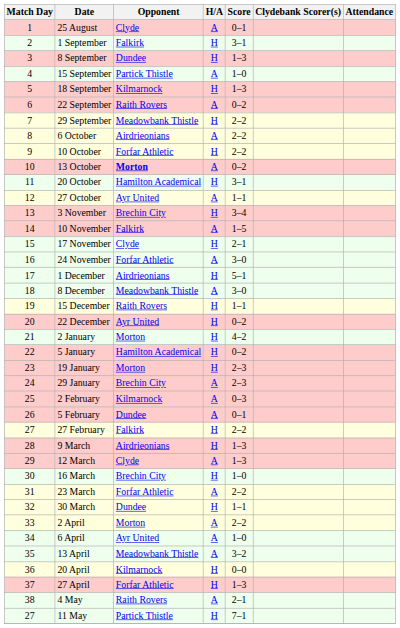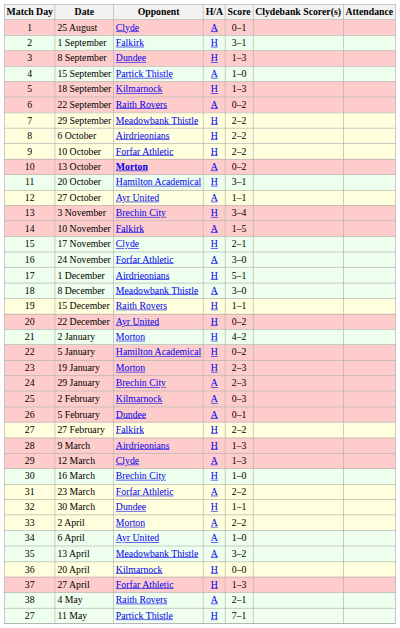(214, 136) A -> (214, 136) H
